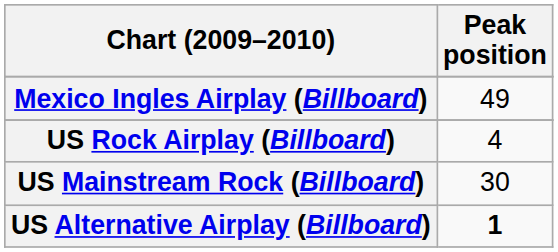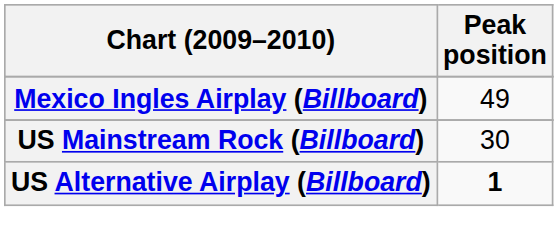- row: (221, 140)
